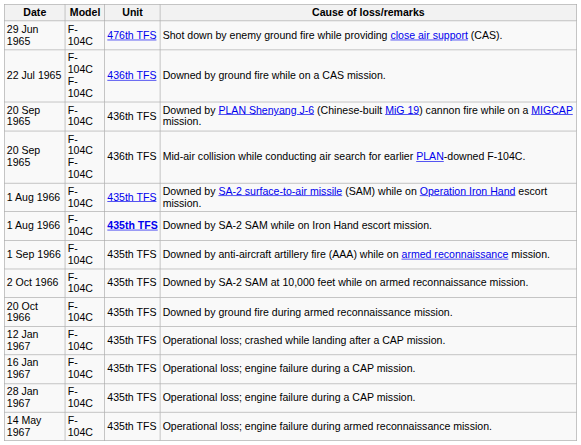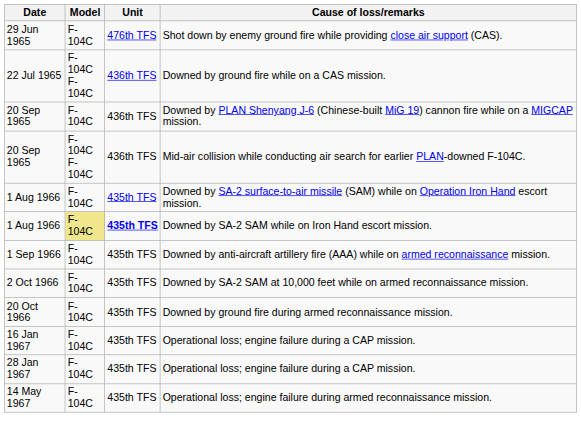(80, 226) no background -> (80, 226) khaki background
- row: (23, 340)
